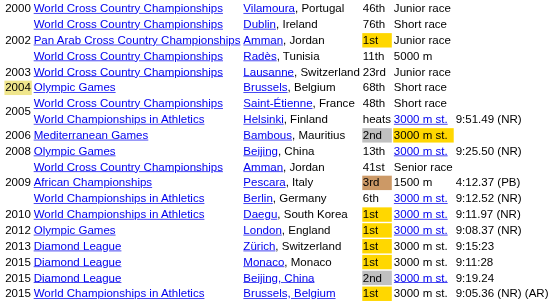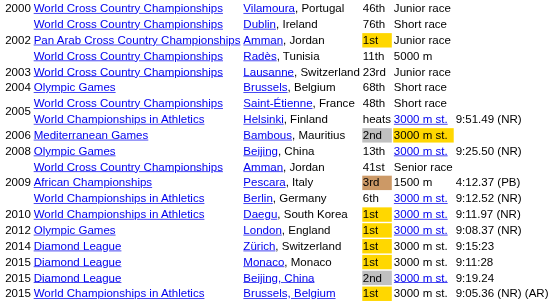(18, 87) khaki background -> (18, 87) no background
(18, 246) 2013 -> (18, 246) 2014
